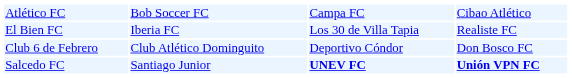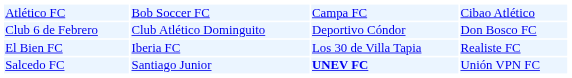rows swapped: (52, 47) <-> (34, 30)
(498, 65) bold -> (500, 65) normal
